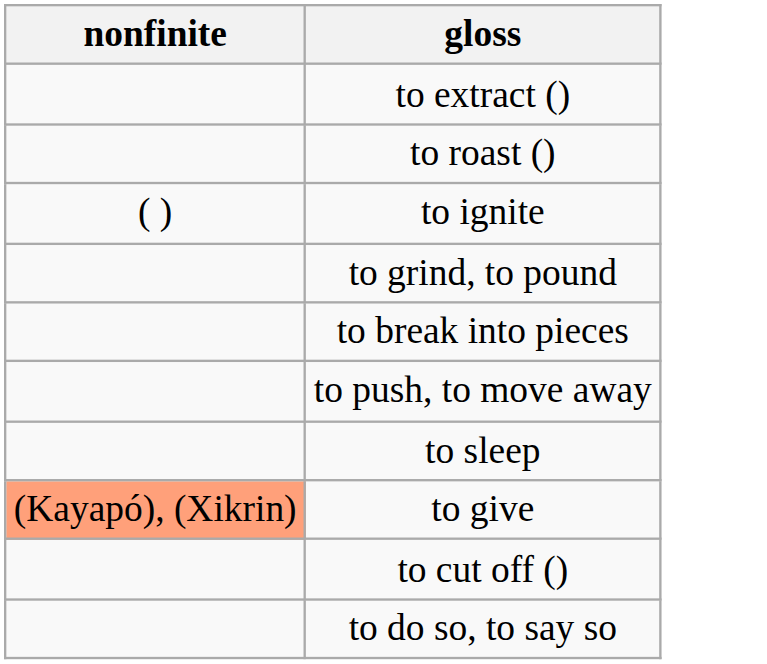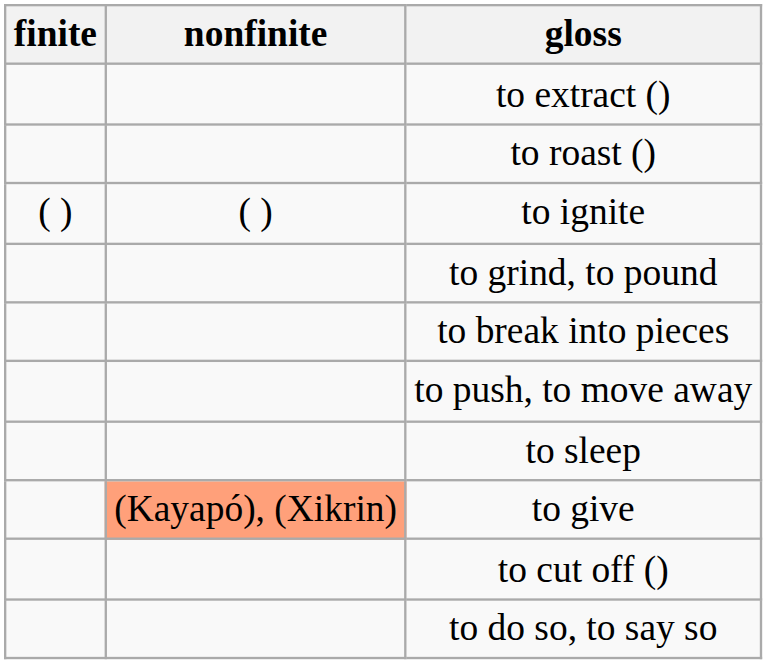+ column: (55, 34)
